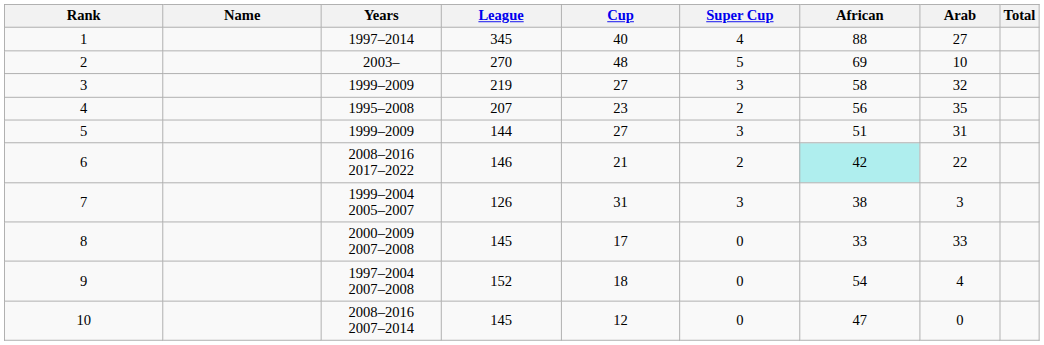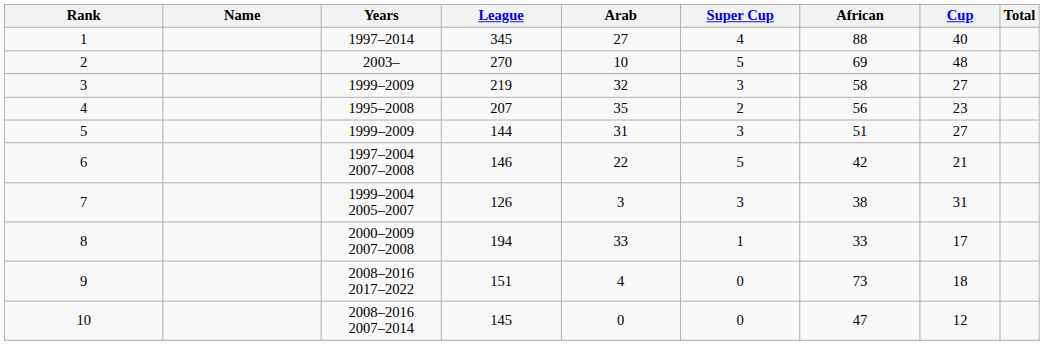columns swapped: (621, 16) <-> (960, 16)
(381, 162) 2008–2016 2017–2022 -> (381, 162) 1997–2004 2007–2008
(740, 162) 2 -> (740, 162) 5
(860, 162) paleturquoise background -> (860, 162) no background
(501, 241) 145 -> (501, 241) 194
(740, 241) 0 -> (740, 241) 1
(381, 281) 1997–2004 2007–2008 -> (381, 281) 2008–2016 2017–2022
(501, 281) 152 -> (501, 281) 151
(860, 281) 54 -> (860, 281) 73
